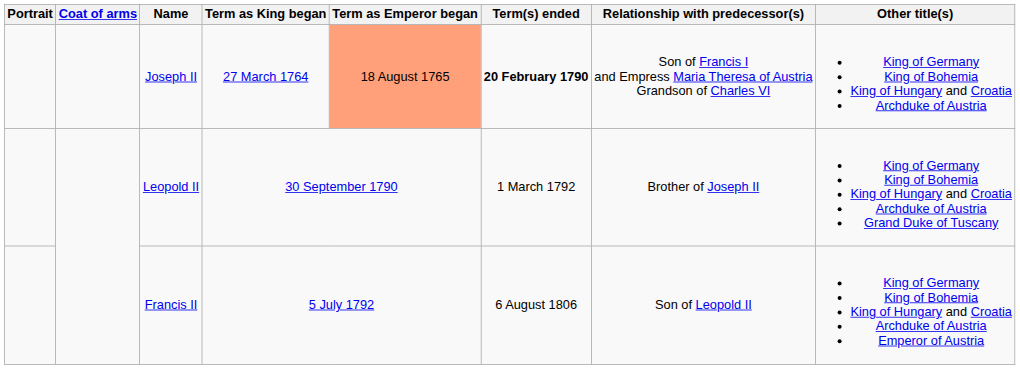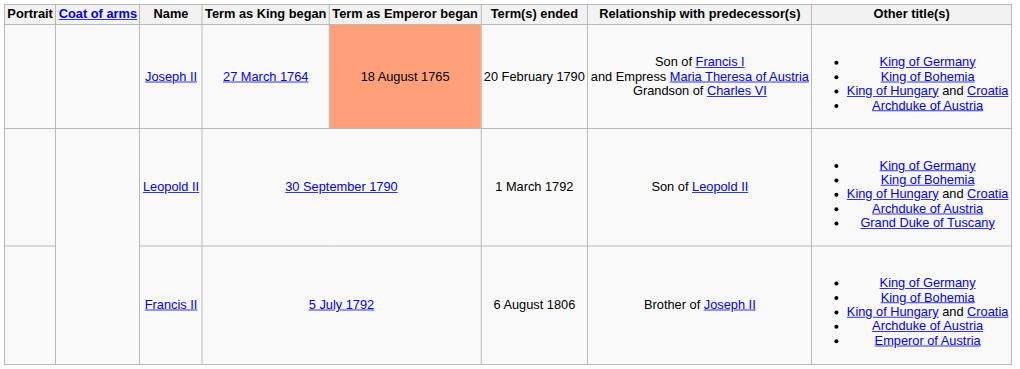(536, 76) bold -> (534, 76) normal
(703, 187) Brother of Joseph II -> (700, 187) Son of Leopold II
(703, 305) Son of Leopold II -> (700, 305) Brother of Joseph II
